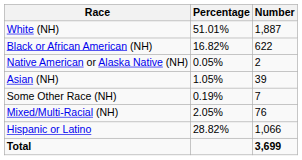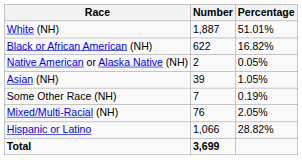columns swapped: (275, 12) <-> (221, 12)
